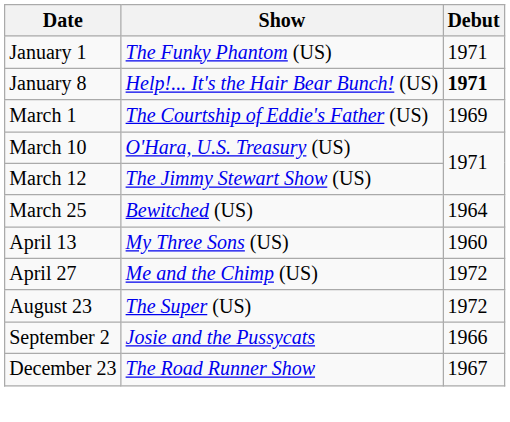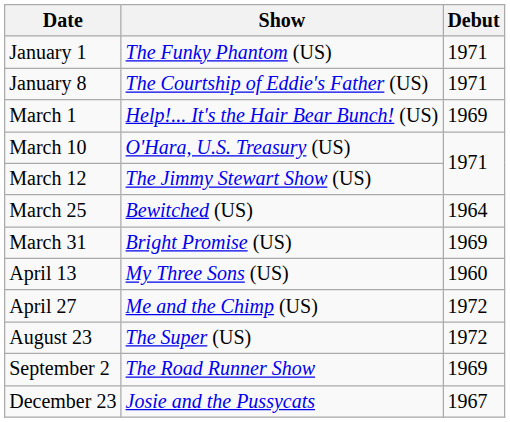(282, 83) Help!... It's the Hair Bear Bunch! (US) -> (277, 83) The Courtship of Eddie's Father (US)
(467, 83) bold -> (467, 83) normal
(277, 115) The Courtship of Eddie's Father (US) -> (282, 115) Help!... It's the Hair Bear Bunch! (US)
+ row: (48, 242)
(220, 337) Josie and the Pussycats -> (220, 369) The Road Runner Show
(467, 337) 1966 -> (467, 369) 1969
(220, 369) The Road Runner Show -> (220, 400) Josie and the Pussycats
